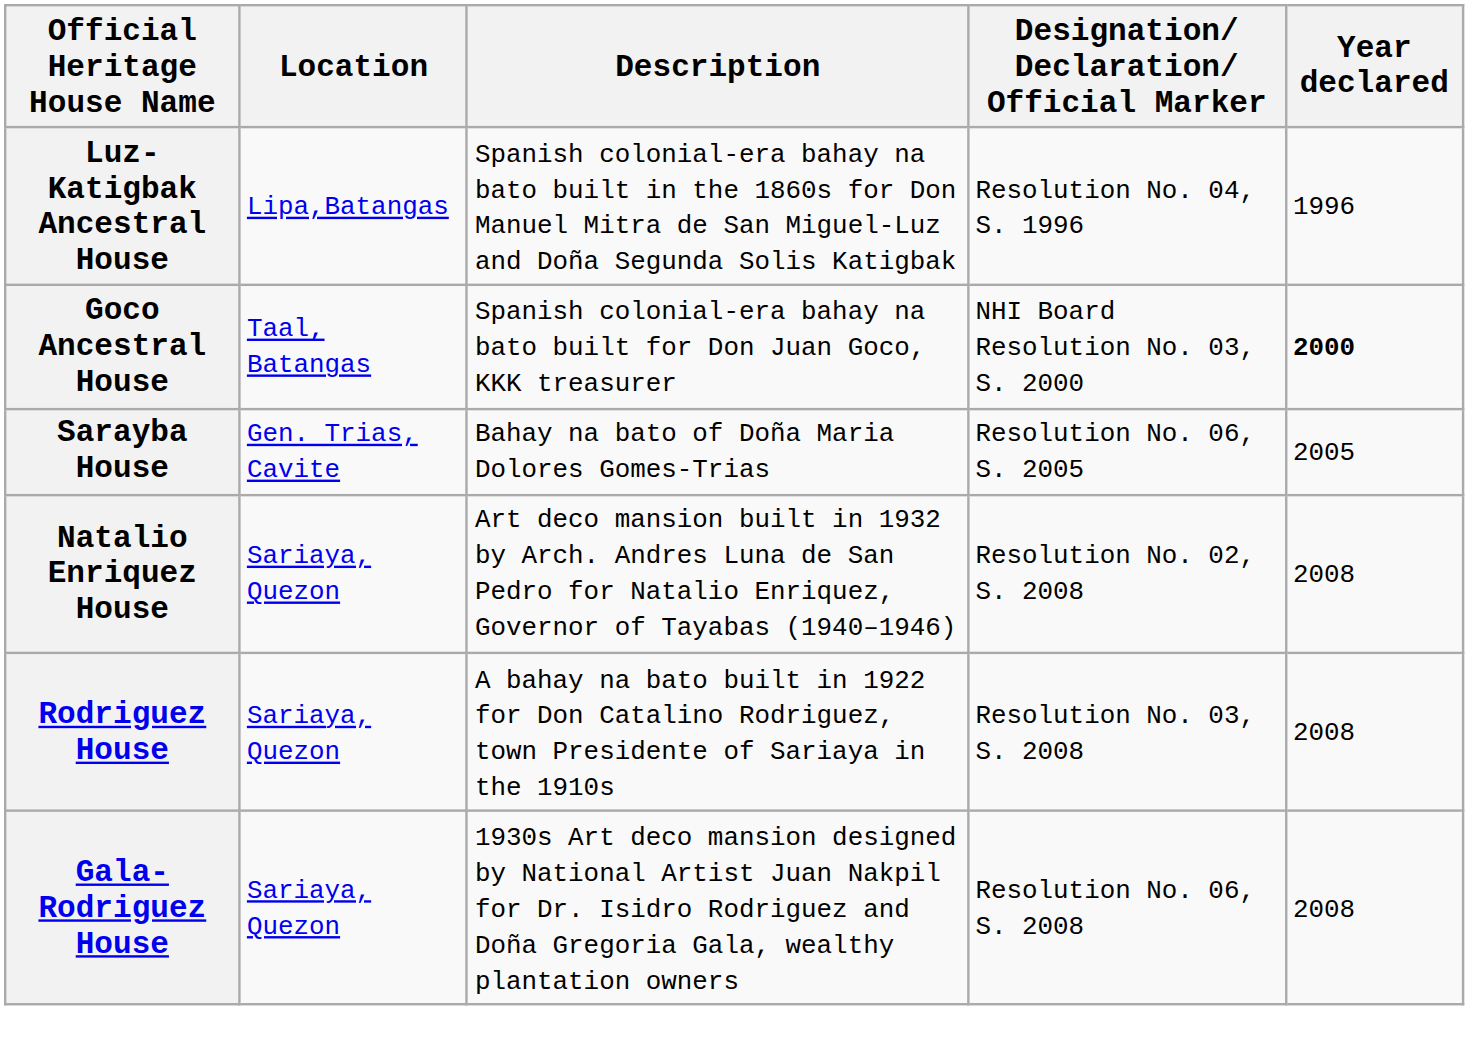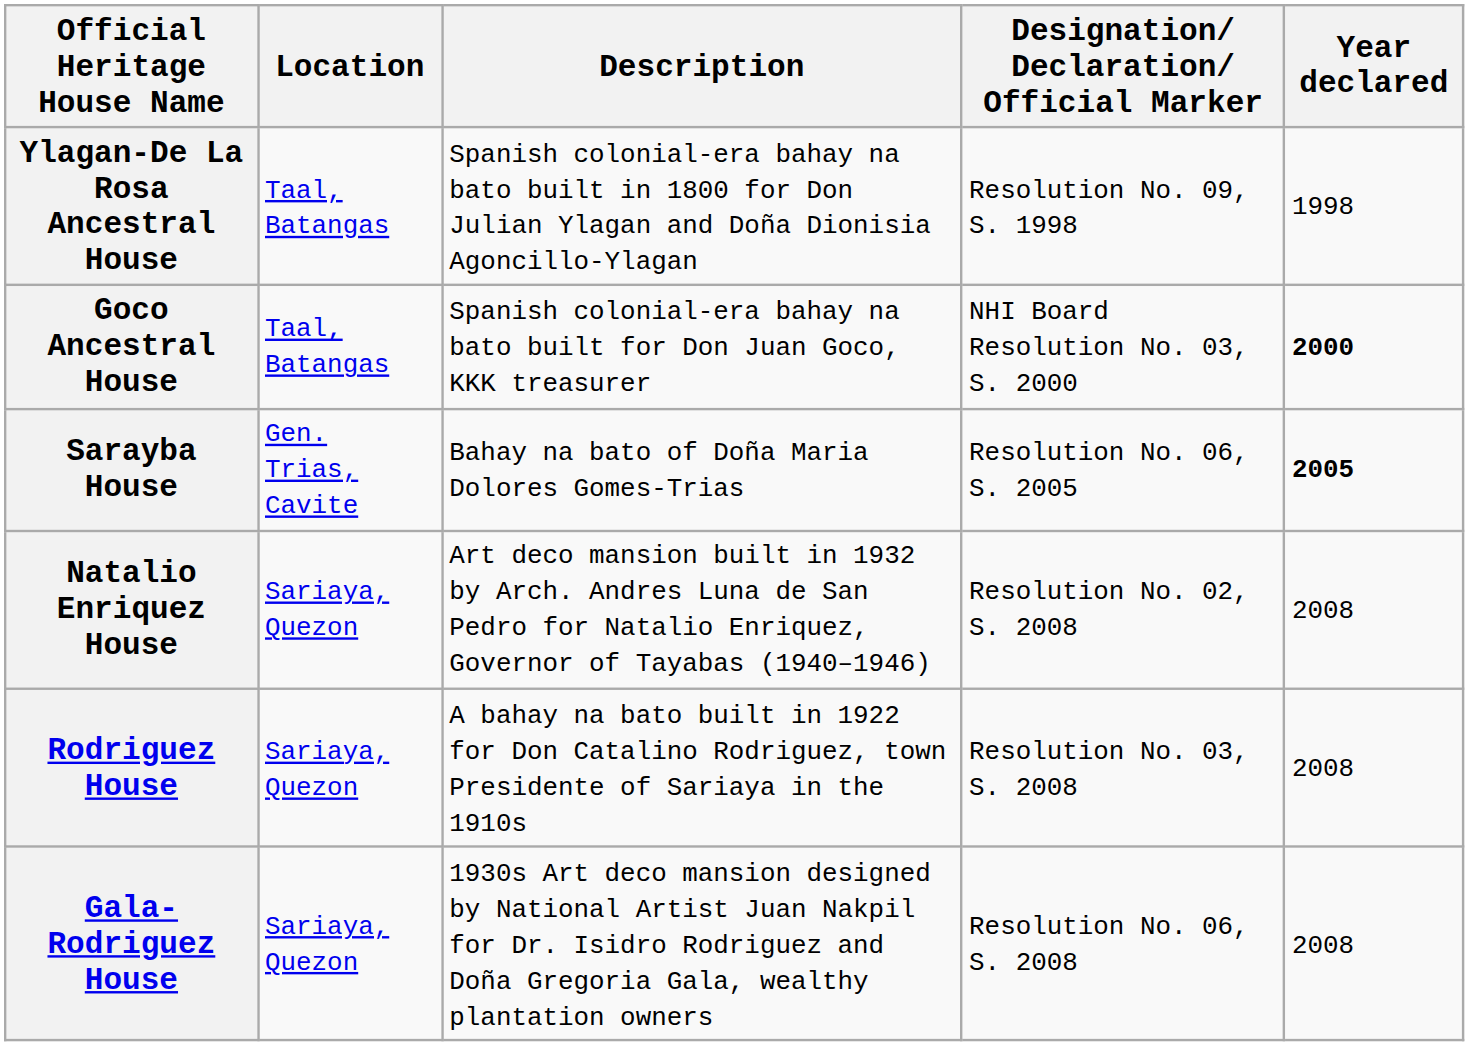- row: (122, 207)
+ row: (131, 207)
(1324, 452) normal -> (1323, 469) bold
